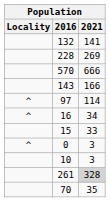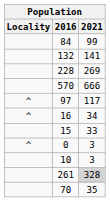+ row: (66, 41)
- row: (66, 86)
(92, 101) 114 -> (92, 101) 117
